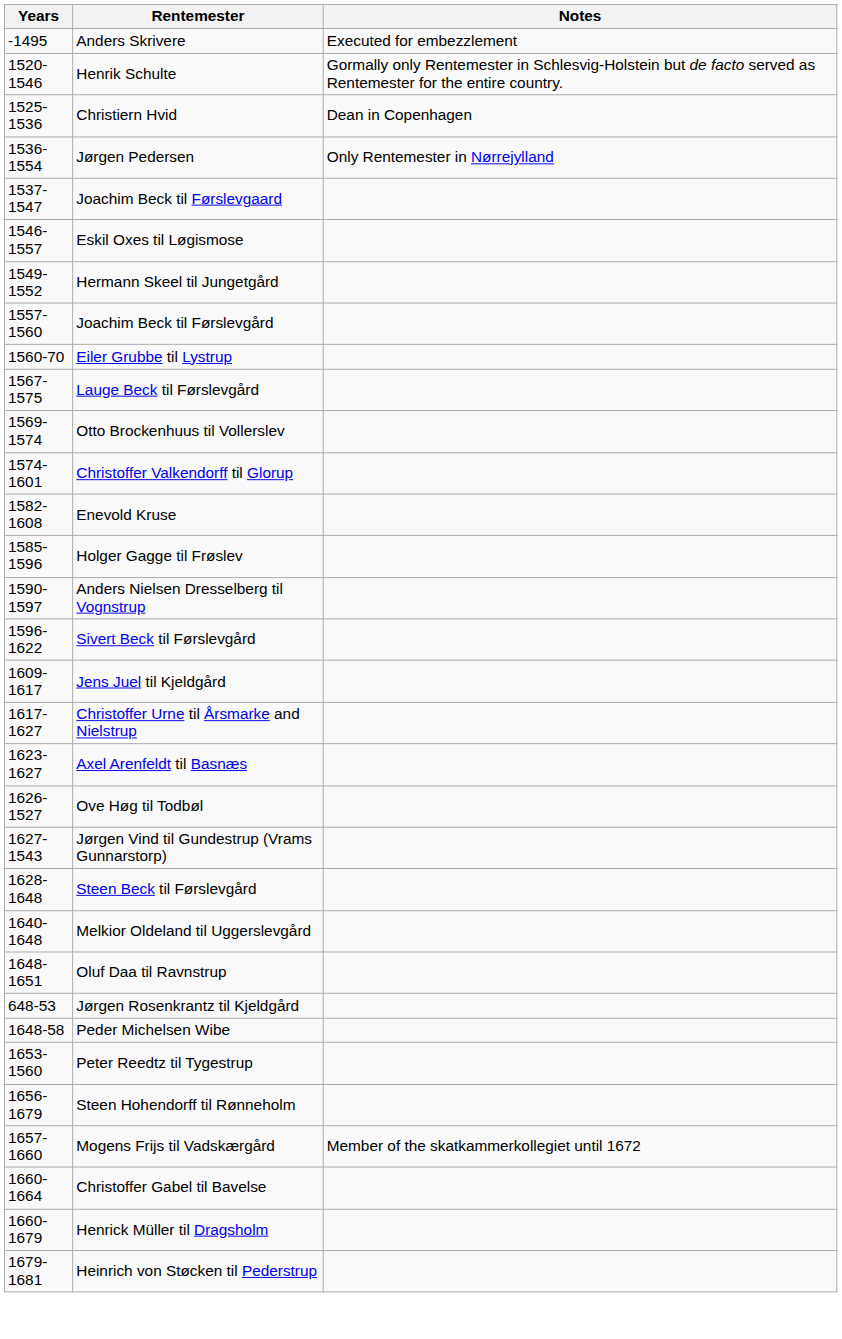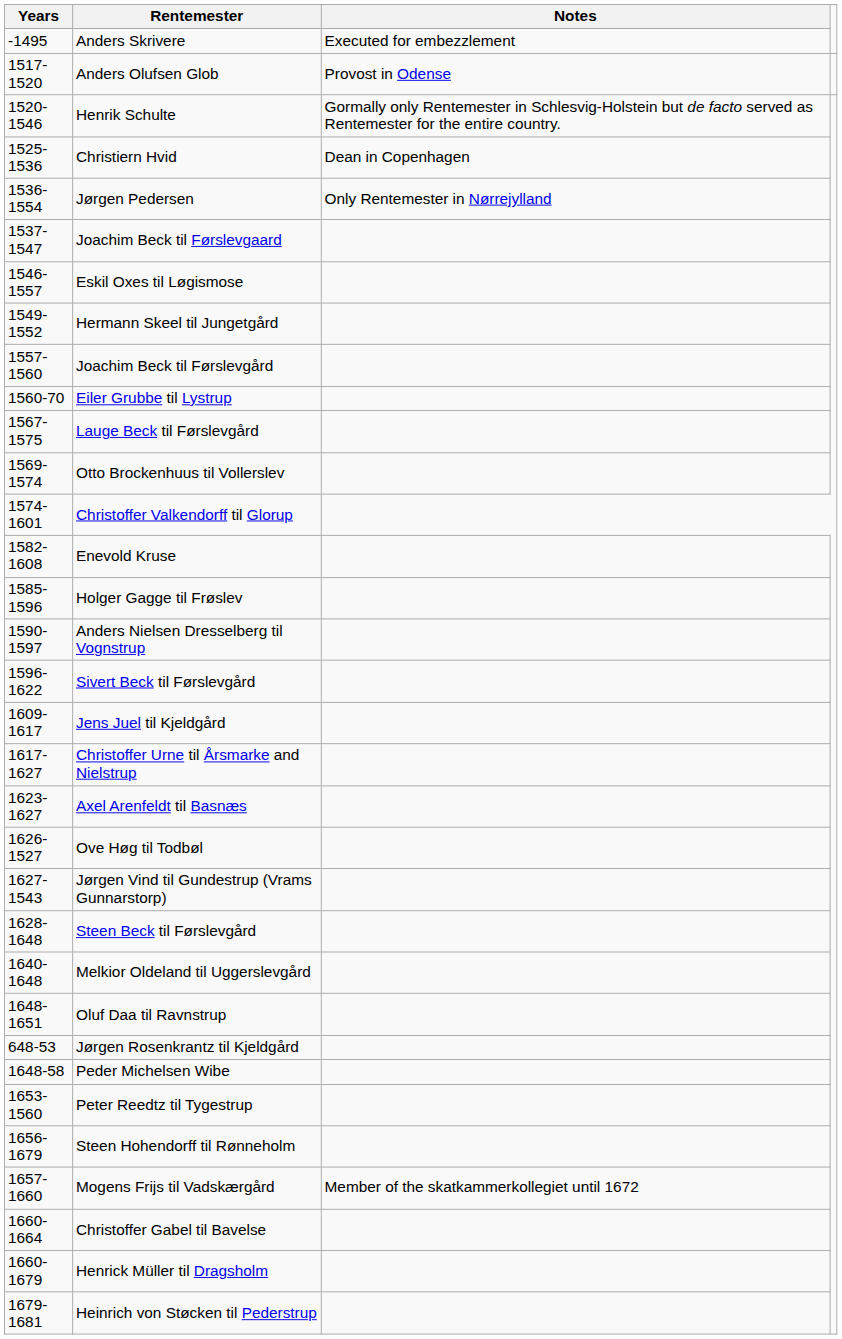+ row: (147, 74)
